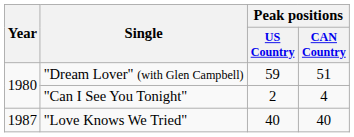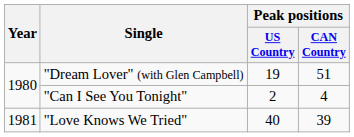(273, 74) 59 -> (273, 74) 19
(22, 120) 1987 -> (22, 120) 1981
(324, 120) 40 -> (324, 120) 39
